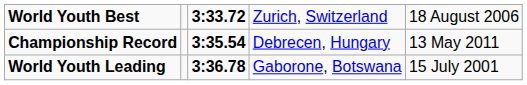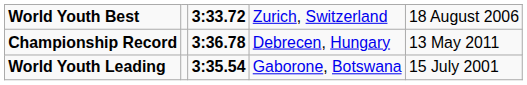(219, 42) 3:35.54 -> (219, 42) 3:36.78
(219, 67) 3:36.78 -> (219, 67) 3:35.54
